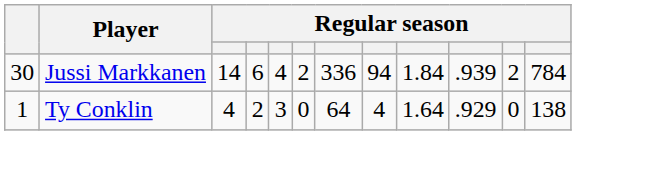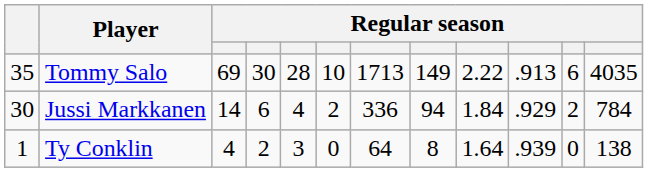+ row: (106, 72)
(476, 72) .939 -> (535, 110) .929
(379, 110) 4 -> (433, 147) 8
(476, 110) .929 -> (535, 147) .939
